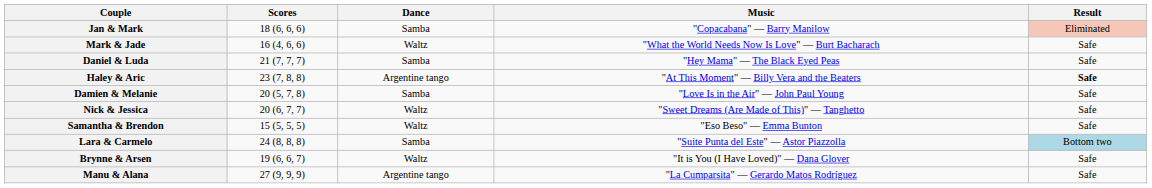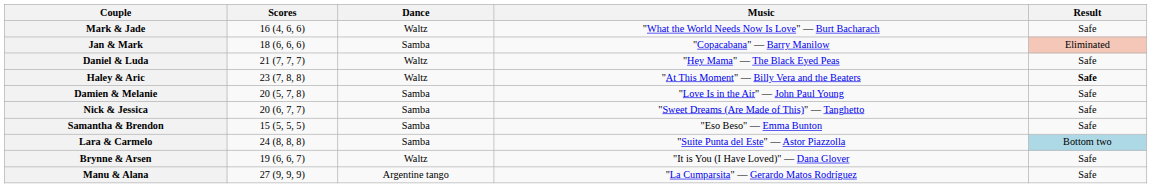rows swapped: (116, 28) <-> (116, 45)
(416, 61) Samba -> (416, 61) Waltz
(416, 77) Argentine tango -> (416, 77) Waltz
(416, 110) Waltz -> (416, 110) Samba
(416, 126) Waltz -> (416, 126) Samba
